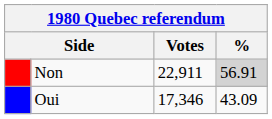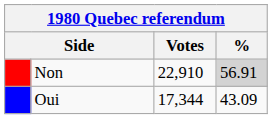(180, 72) 22,911 -> (181, 72) 22,910
(181, 100) 17,346 -> (181, 100) 17,344
